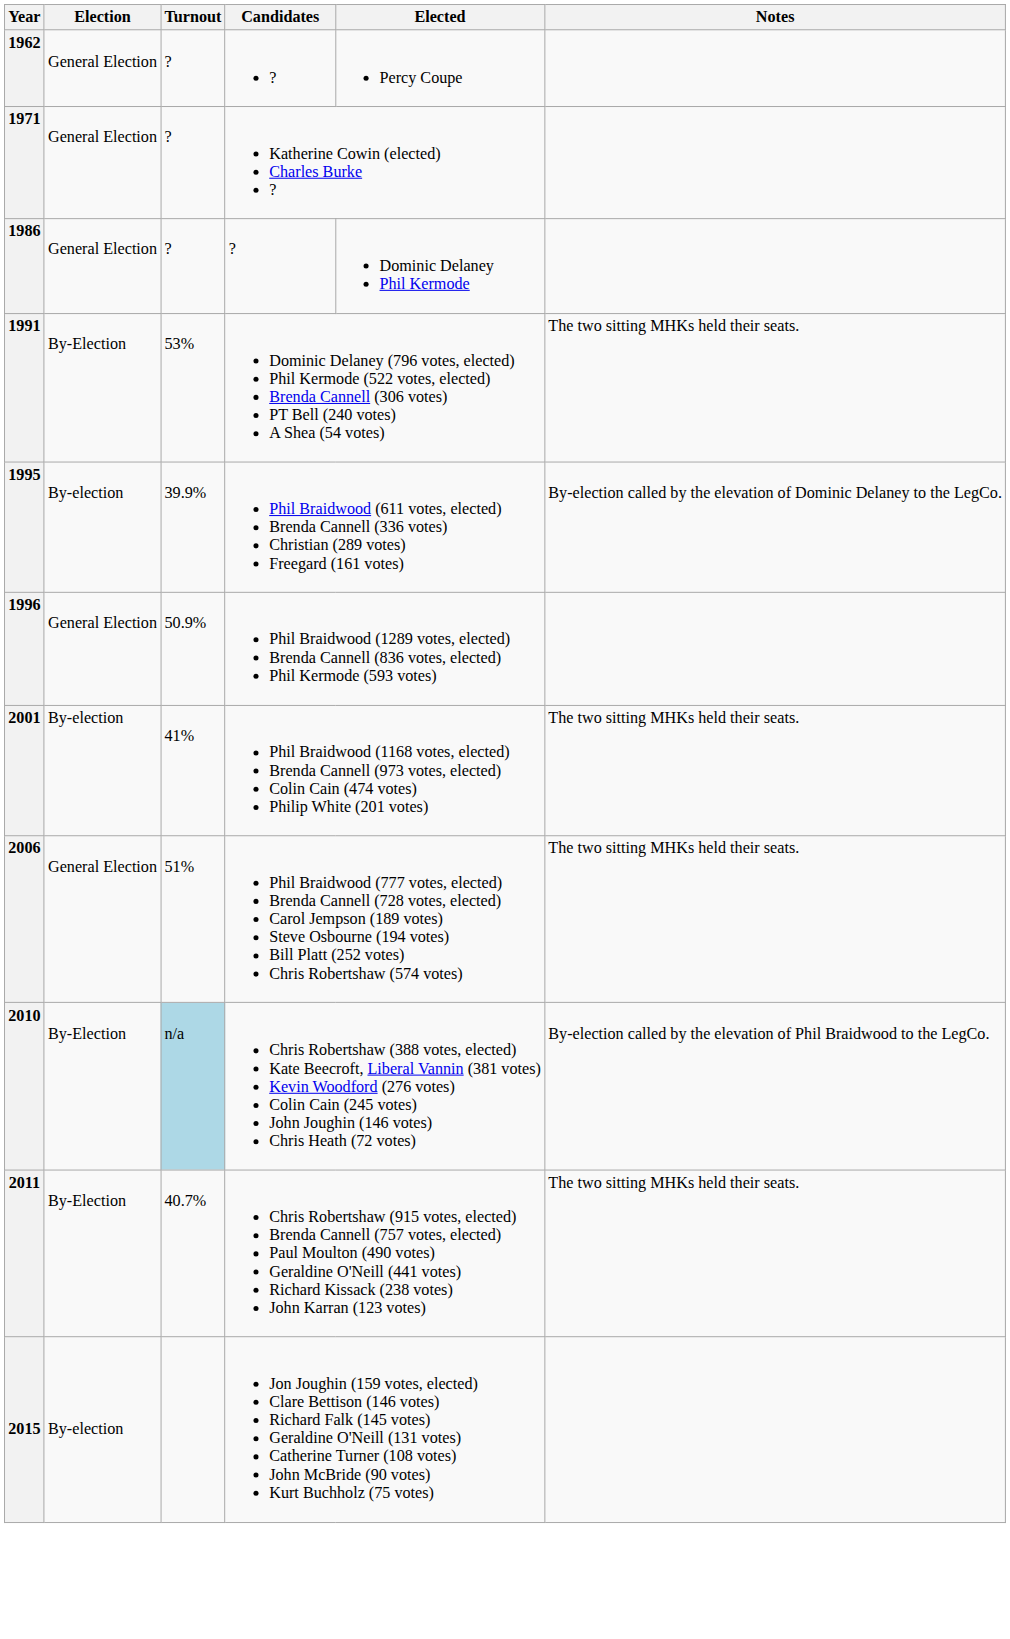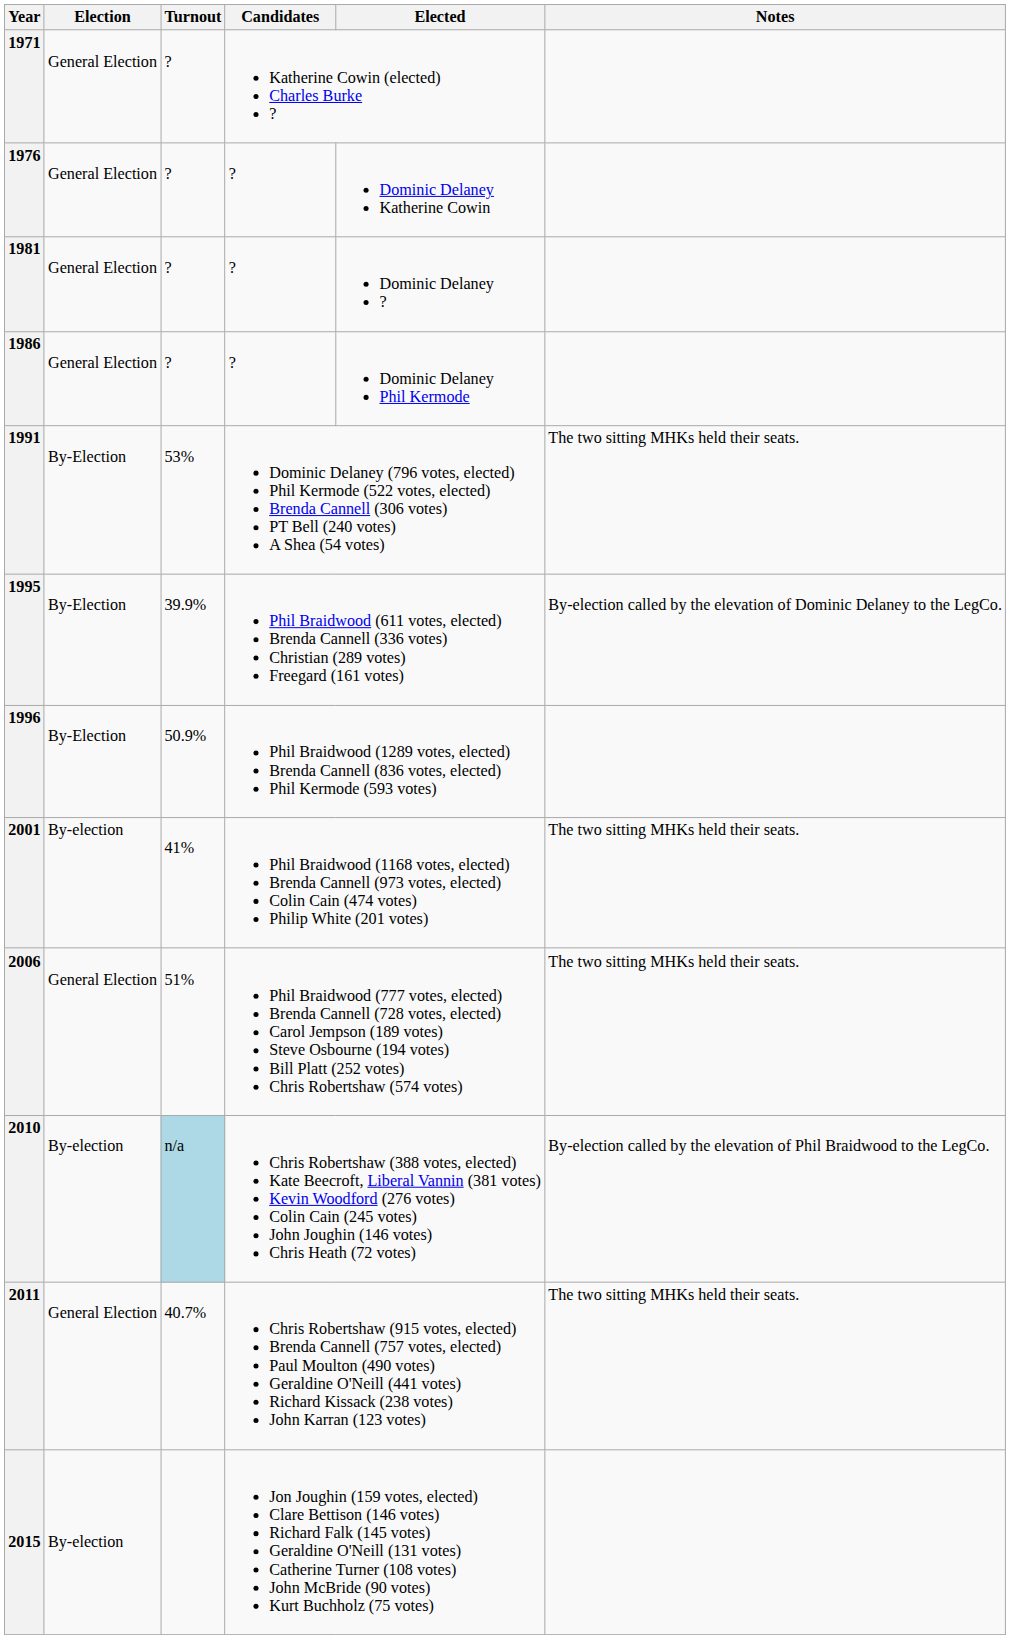- row: (24, 42)
+ row: (24, 155)
+ row: (24, 249)
(86, 492) By-election -> (87, 605) By-Election
(103, 623) General Election -> (87, 736) By-Election
(87, 1033) By-Election -> (86, 1146) By-election
(87, 1200) By-Election -> (103, 1313) General Election
